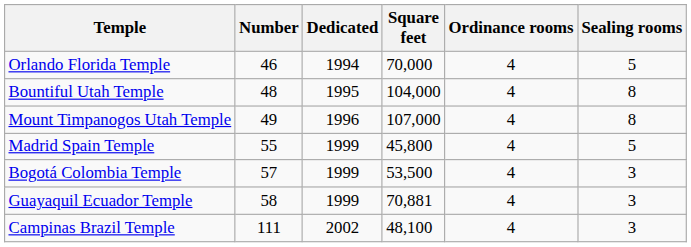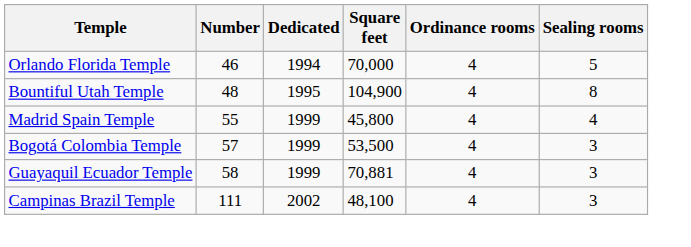(413, 91) 104,000 -> (375, 91) 104,900
- row: (120, 118)
(632, 146) 5 -> (593, 118) 4
